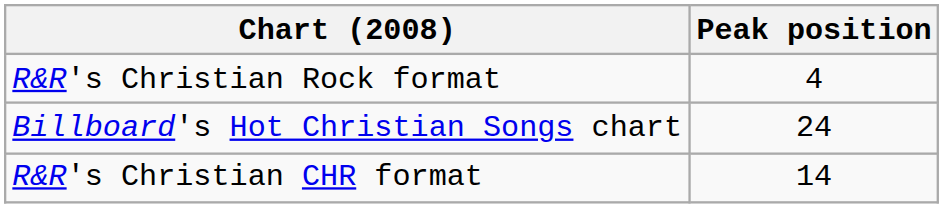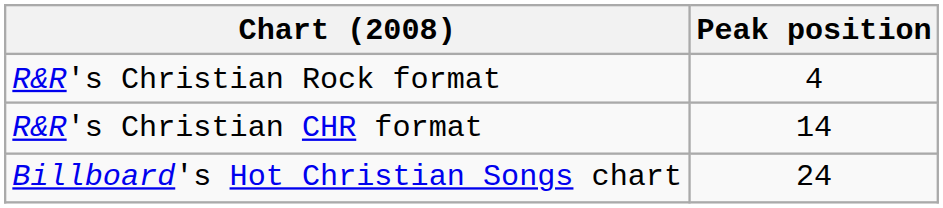rows swapped: (248, 177) <-> (347, 128)
